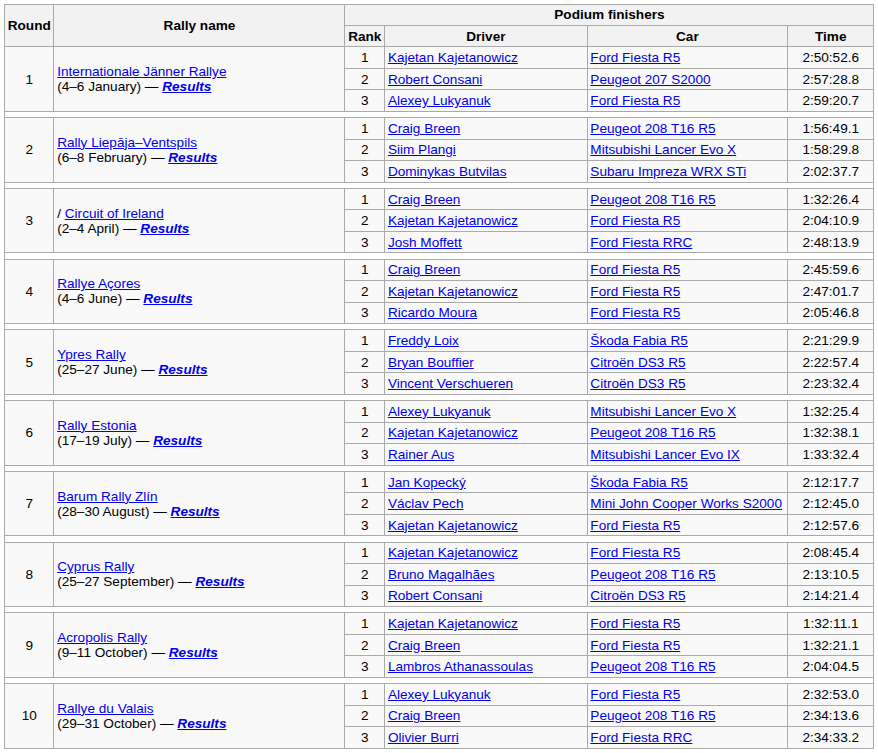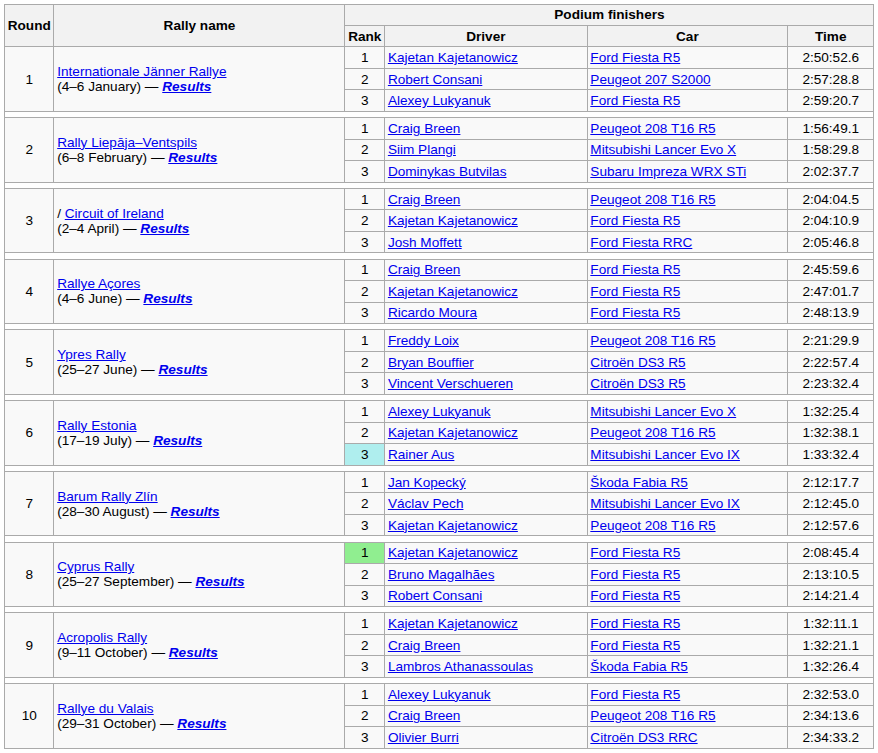(831, 199) 1:32:26.4 -> (831, 199) 2:04:04.5
(831, 242) 2:48:13.9 -> (831, 242) 2:05:46.8
(831, 313) 2:05:46.8 -> (831, 313) 2:48:13.9
(639, 341) Škoda Fabia R5 -> (653, 341) Peugeot 208 T16 R5
(365, 454) no background -> (365, 454) paleturquoise background
(686, 504) Mini John Cooper Works S2000 -> (665, 504) Mitsubishi Lancer Evo IX
(635, 525) Ford Fiesta R5 -> (653, 525) Peugeot 208 T16 R5
(365, 553) no background -> (365, 553) lightgreen background
(653, 574) Peugeot 208 T16 R5 -> (635, 574) Ford Fiesta R5
(638, 596) Citroën DS3 R5 -> (635, 596) Ford Fiesta R5
(653, 667) Peugeot 208 T16 R5 -> (639, 667) Škoda Fabia R5
(831, 667) 2:04:04.5 -> (831, 667) 1:32:26.4
(641, 737) Ford Fiesta RRC -> (644, 737) Citroën DS3 RRC
